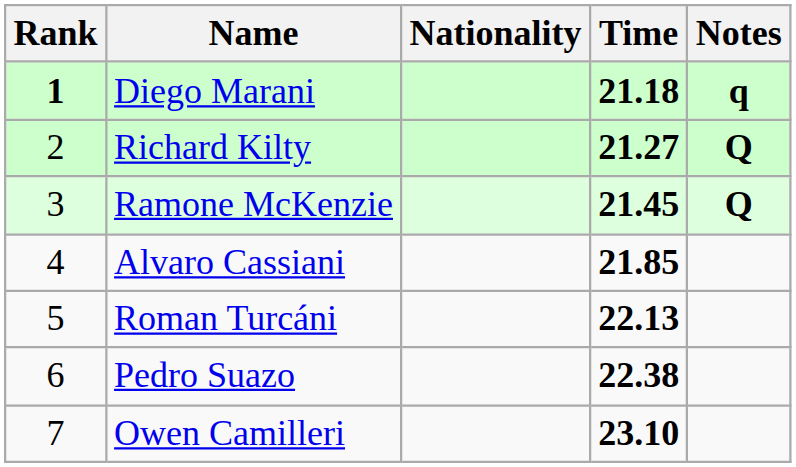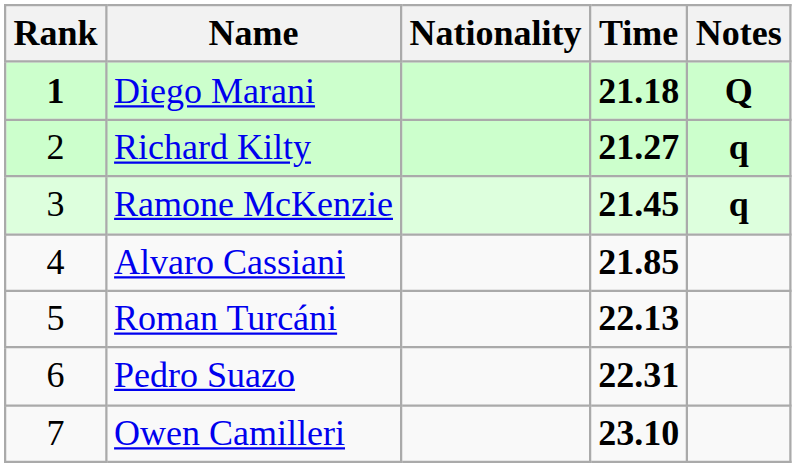(739, 90) q -> (739, 90) Q
(739, 147) Q -> (739, 147) q
(739, 204) Q -> (739, 204) q
(639, 375) 22.38 -> (639, 375) 22.31
